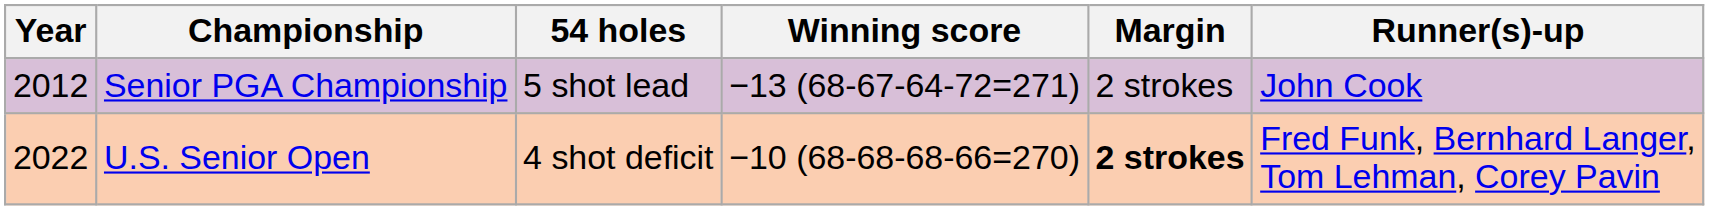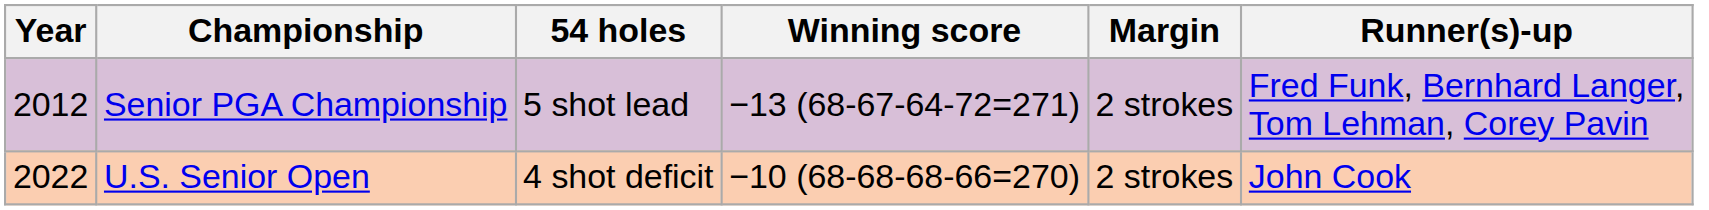(1341, 85) John Cook -> (1467, 104) Fred Funk, Bernhard Langer, Tom Lehman, Corey Pavin
(1170, 158) bold -> (1164, 177) normal
(1478, 158) Fred Funk, Bernhard Langer, Tom Lehman, Corey Pavin -> (1330, 177) John Cook
